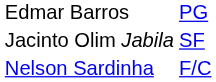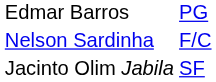rows swapped: (79, 68) <-> (89, 40)
